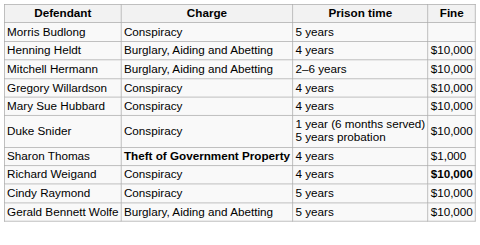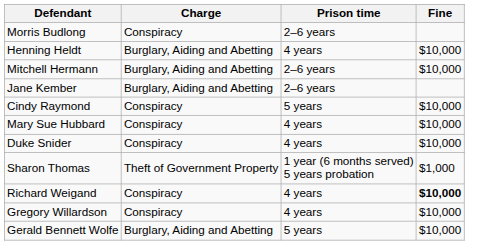(315, 32) 5 years -> (309, 32) 2–6 years
+ row: (42, 87)
rows swapped: (49, 193) <-> (57, 87)
(360, 131) 1 year (6 months served) 5 years probation -> (303, 143) 4 years
(207, 156) bold -> (201, 168) normal
(315, 156) 4 years -> (349, 168) 1 year (6 months served) 5 years probation
